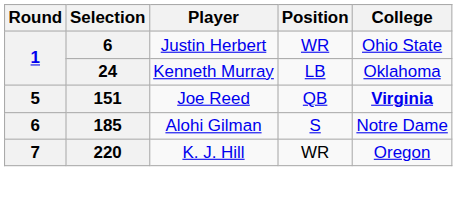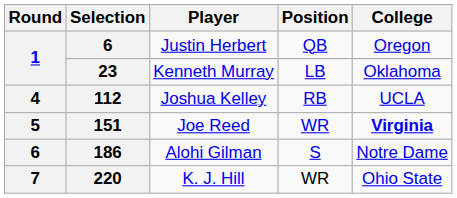(315, 44) WR -> (315, 44) QB
(402, 44) Ohio State -> (402, 44) Oregon
(108, 71) 24 -> (108, 71) 23
+ row: (214, 98)
(315, 98) QB -> (315, 125) WR
(108, 125) 185 -> (108, 152) 186
(402, 152) Oregon -> (402, 179) Ohio State
